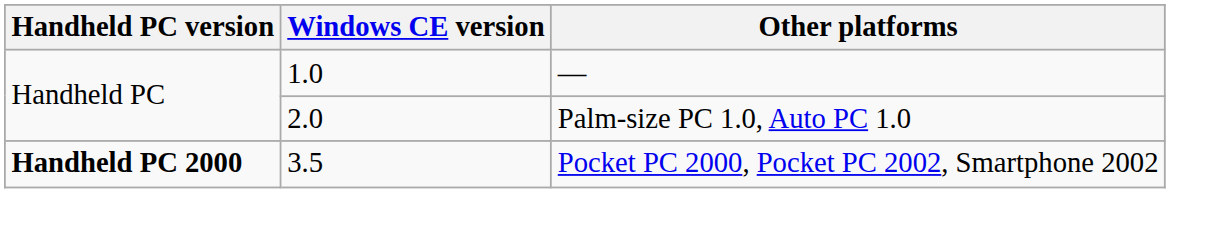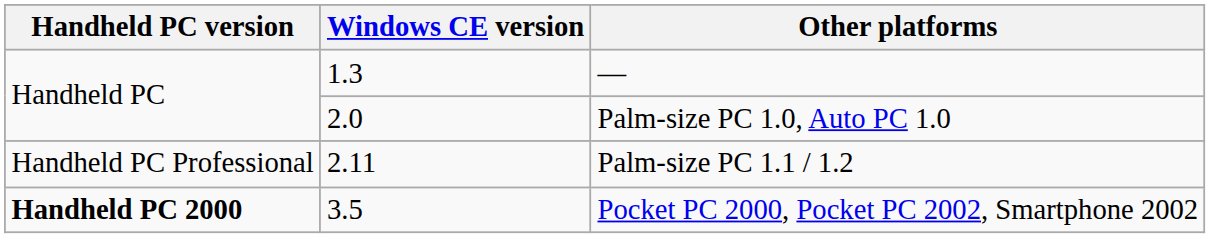(305, 72) 1.0 -> (345, 72) 1.3
+ row: (726, 163)
